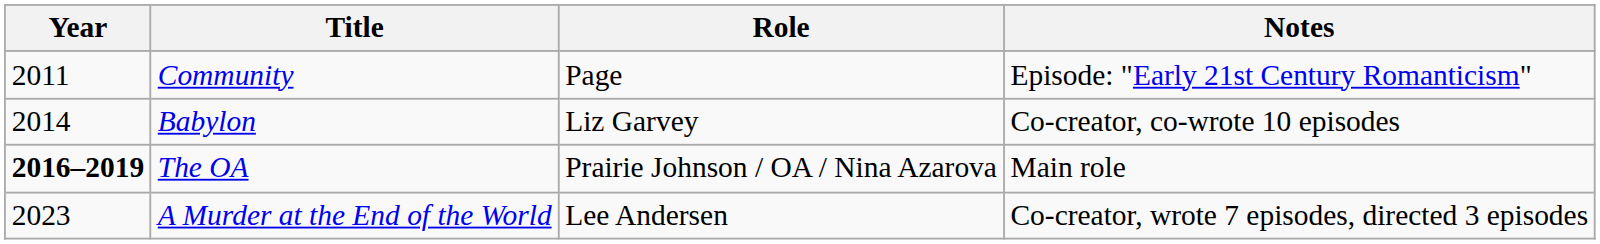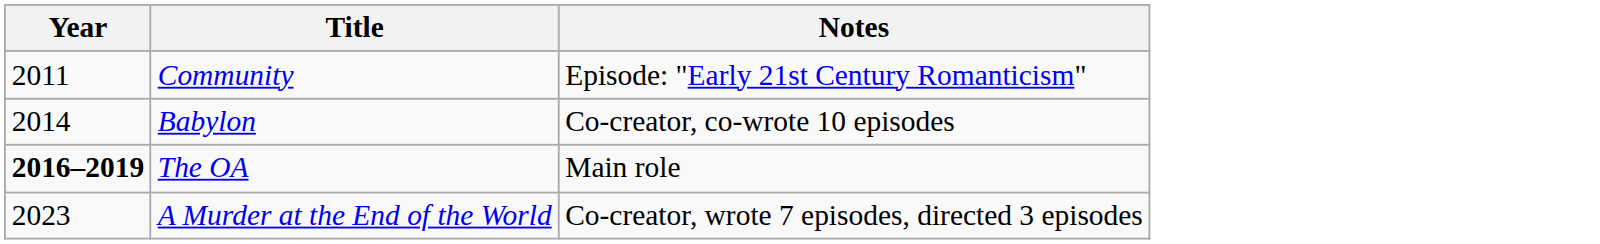- column: (781, 27)
